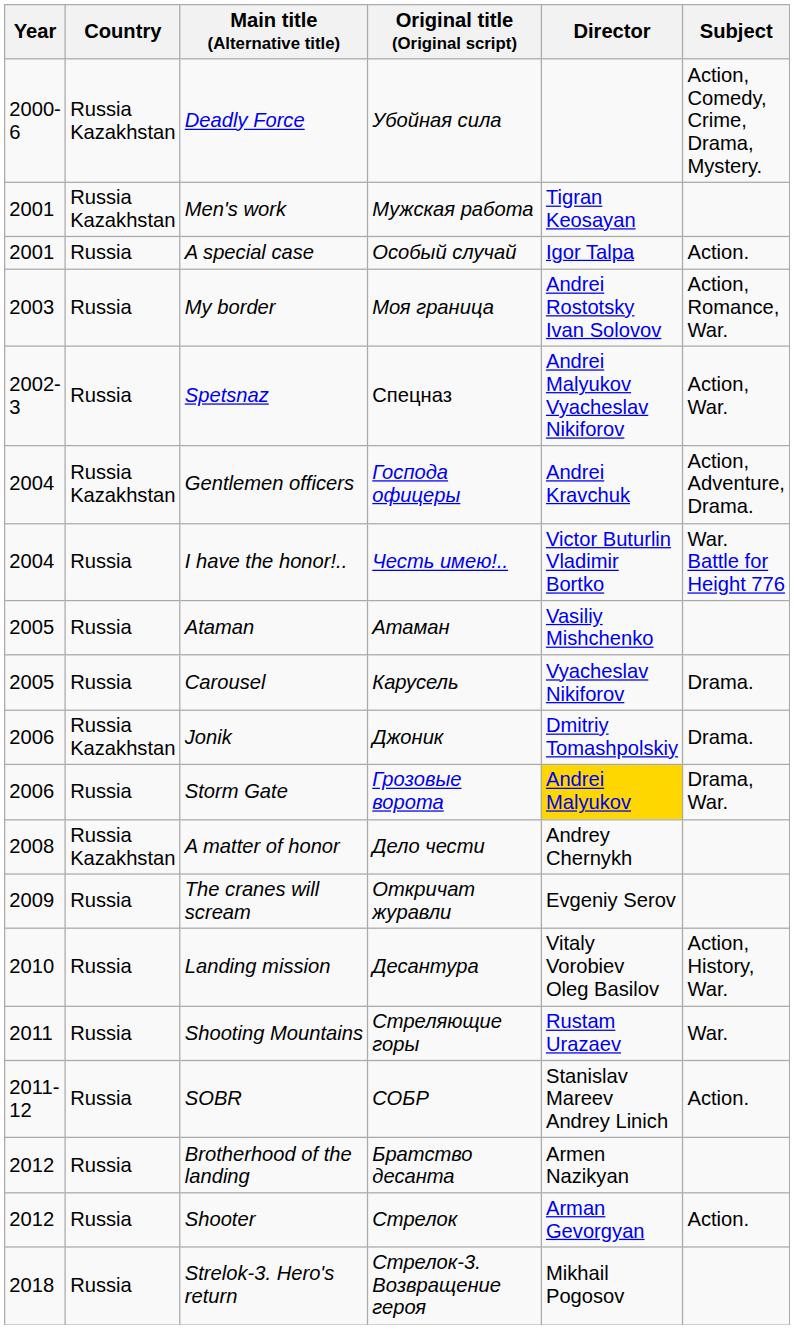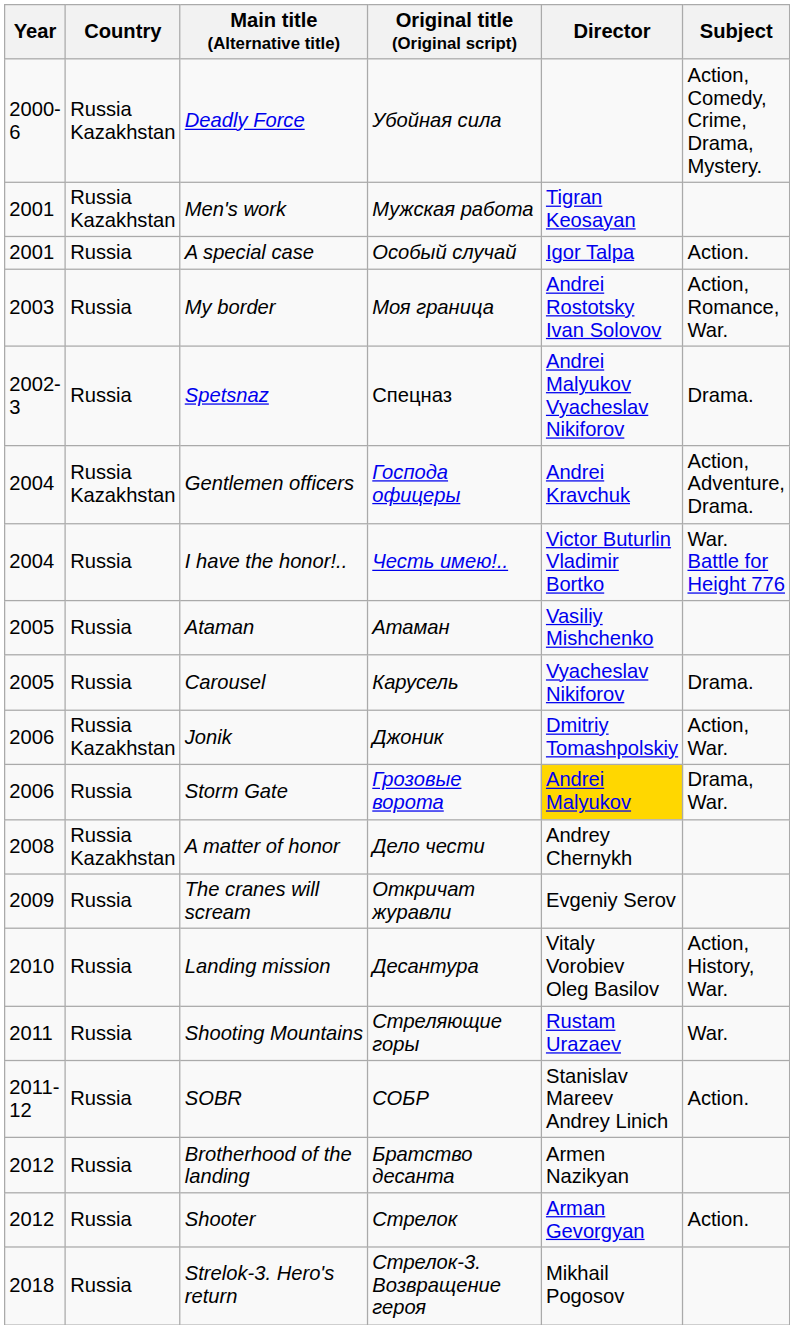(718, 395) Action, War. -> (721, 395) Drama.
(721, 737) Drama. -> (718, 737) Action, War.
